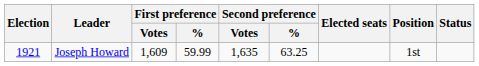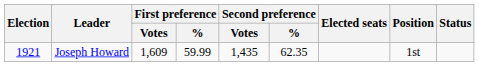(244, 52) 1,635 -> (244, 52) 1,435
(294, 52) 63.25 -> (294, 52) 62.35
